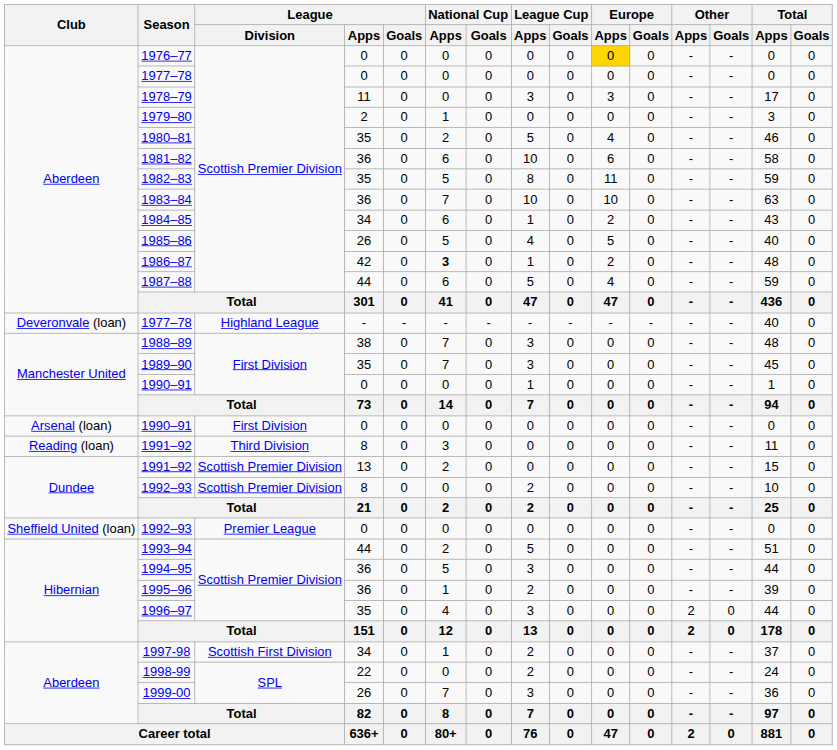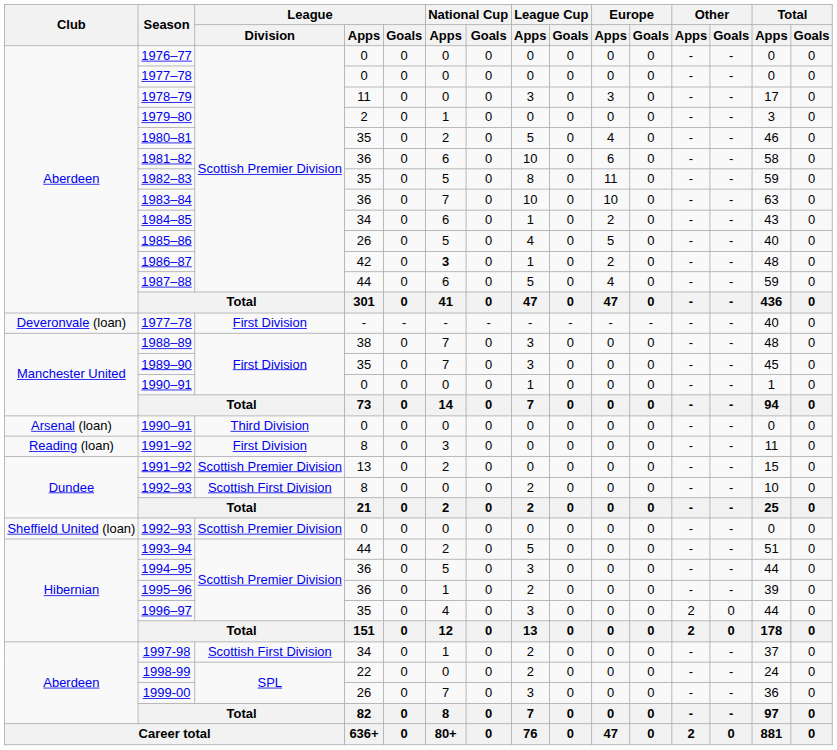(611, 55) gold background -> (611, 55) no background
(270, 323) Highland League -> (270, 323) First Division
(270, 425) First Division -> (270, 425) Third Division
(270, 446) Third Division -> (270, 446) First Division
(270, 487) Scottish Premier Division -> (270, 487) Scottish First Division
(270, 528) Premier League -> (270, 528) Scottish Premier Division
